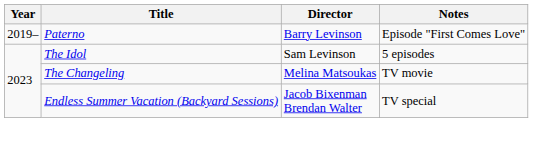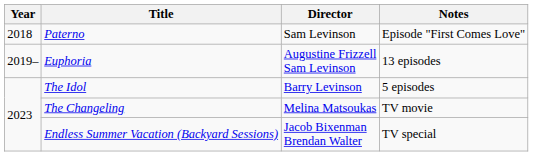(23, 34) 2019– -> (20, 34) 2018
(323, 34) Barry Levinson -> (320, 34) Sam Levinson
+ row: (68, 61)
(320, 53) Sam Levinson -> (323, 87) Barry Levinson
